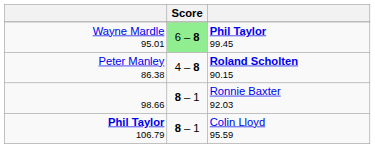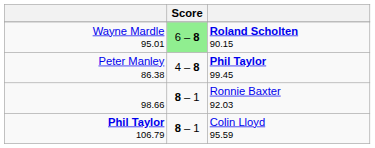(238, 37) Phil Taylor 99.45 -> (254, 37) Roland Scholten 90.15
(254, 67) Roland Scholten 90.15 -> (238, 67) Phil Taylor 99.45
